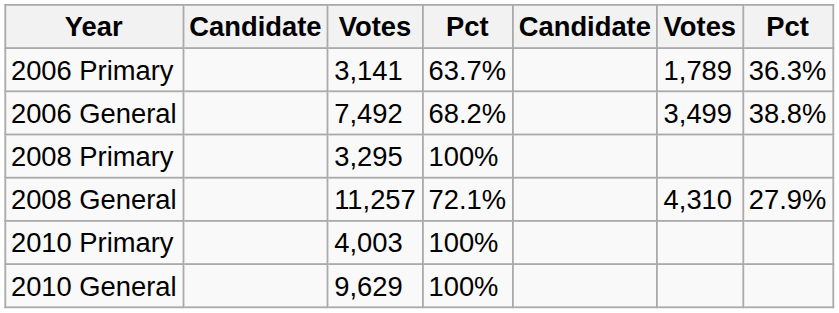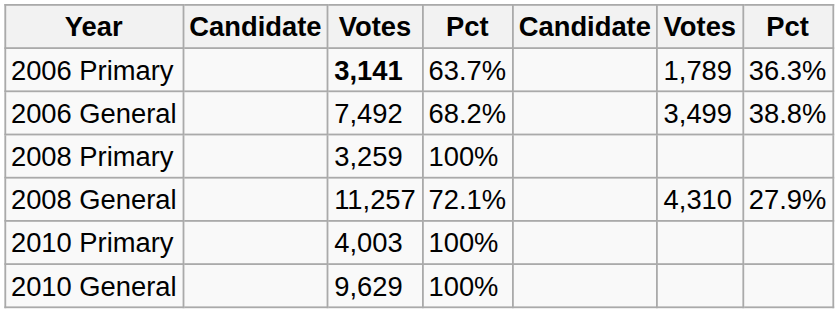(368, 70) normal -> (368, 70) bold
(368, 156) 3,295 -> (368, 156) 3,259
